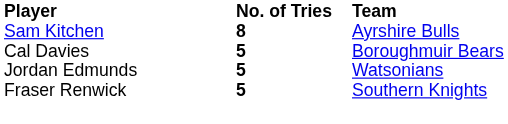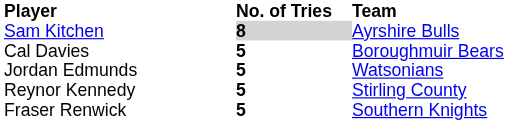(241, 31) no background -> (241, 31) lightgrey background
+ row: (70, 90)
